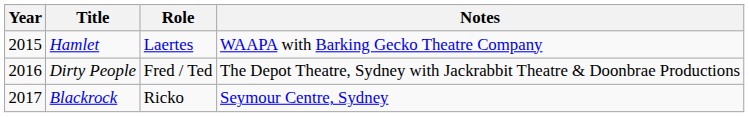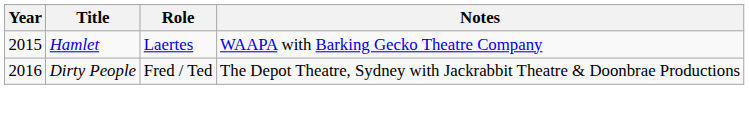- row: (83, 97)
